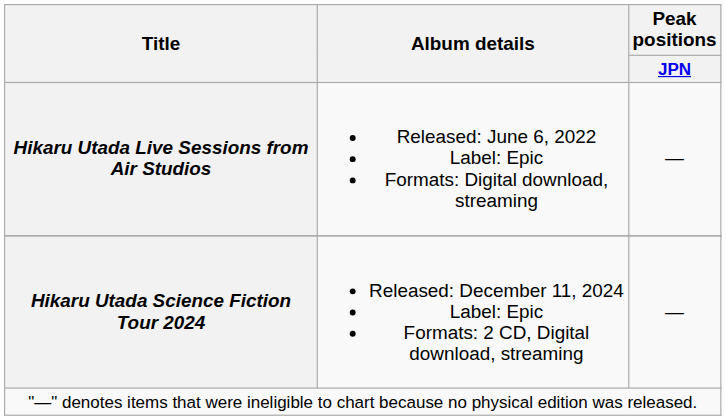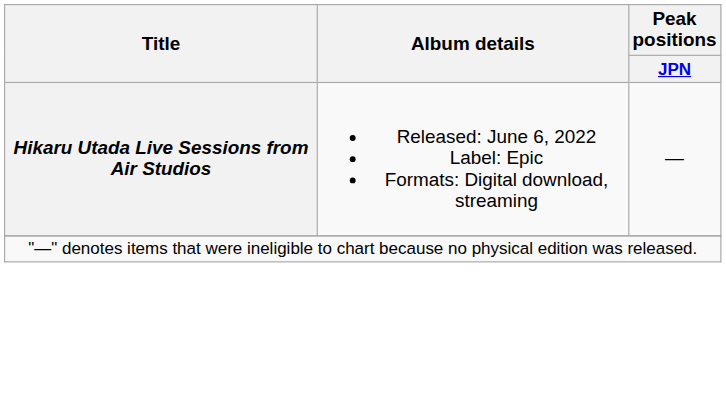- row: (161, 311)
